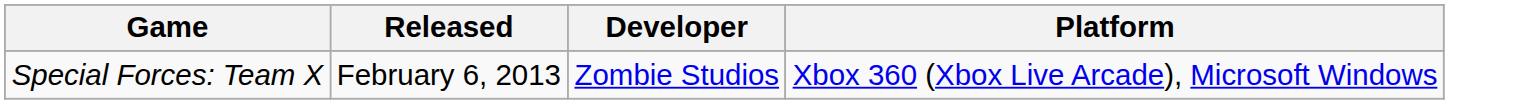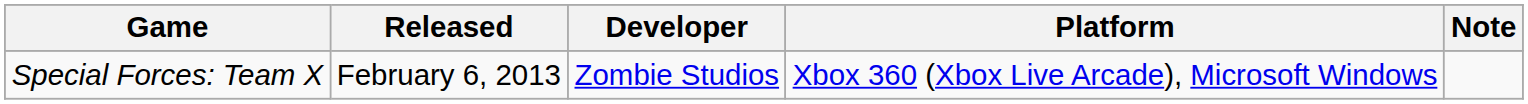+ column: (1484, 27)
